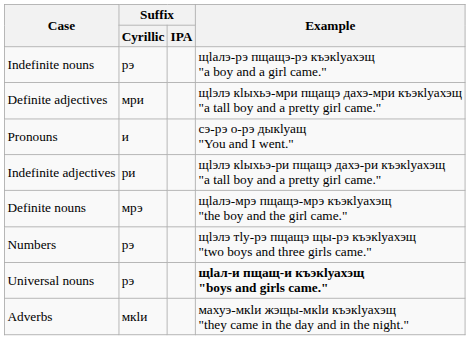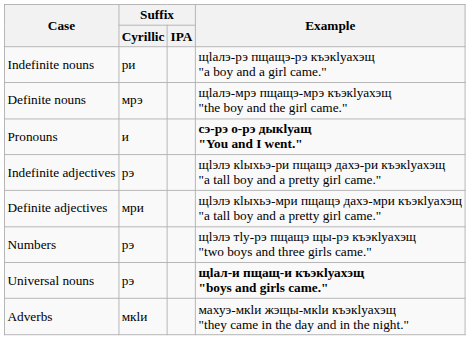(128, 64) рэ -> (129, 64) ри
rows swapped: (47, 208) <-> (57, 100)
(252, 136) normal -> (255, 136) bold
(129, 172) ри -> (128, 172) рэ
